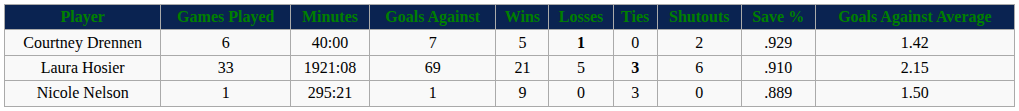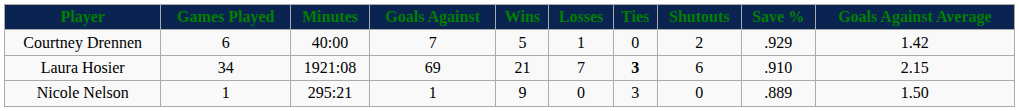(581, 42) bold -> (581, 42) normal
(226, 67) 33 -> (226, 67) 34
(581, 67) 5 -> (581, 67) 7
